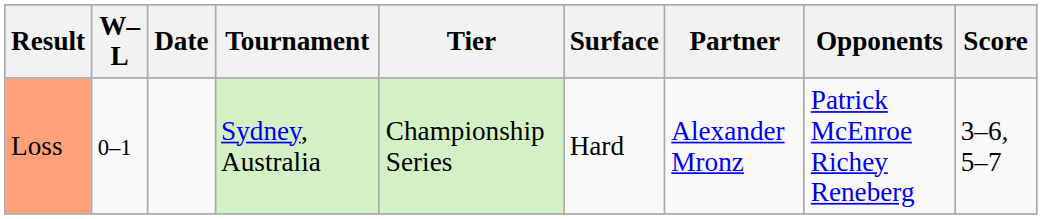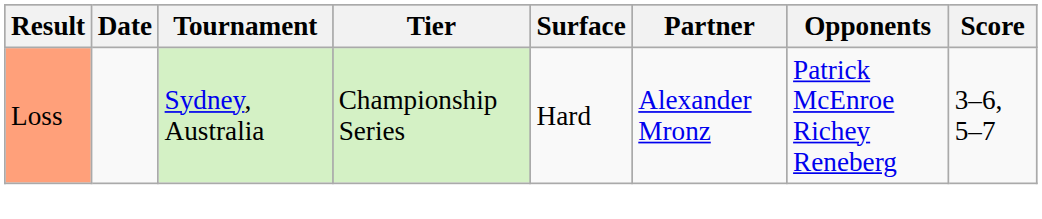- column: (120, 41)
